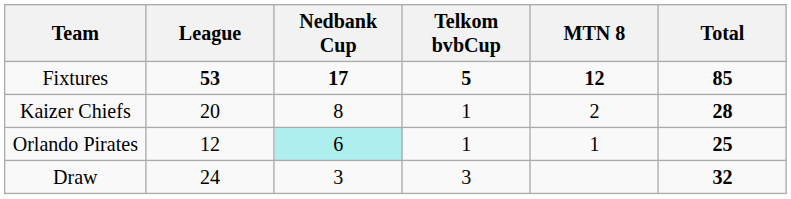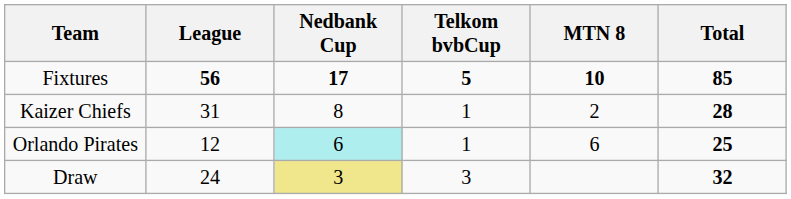(210, 78) 53 -> (210, 78) 56
(594, 78) 12 -> (594, 78) 10
(210, 111) 20 -> (210, 111) 31
(594, 144) 1 -> (594, 144) 6
(338, 177) no background -> (338, 177) khaki background
